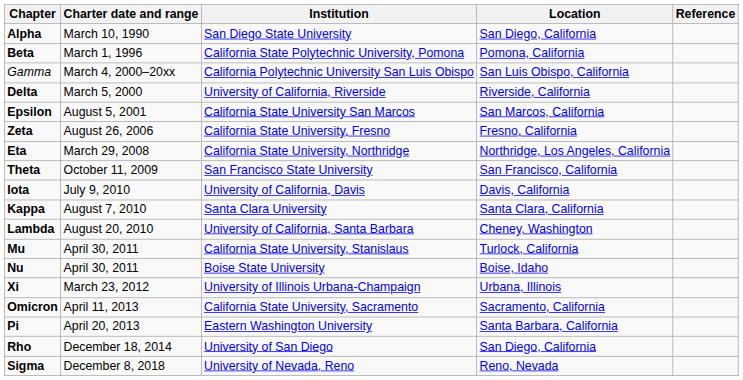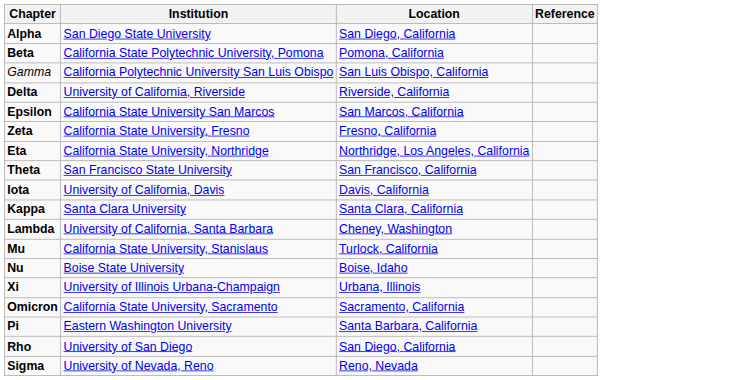- column: (131, 14)
